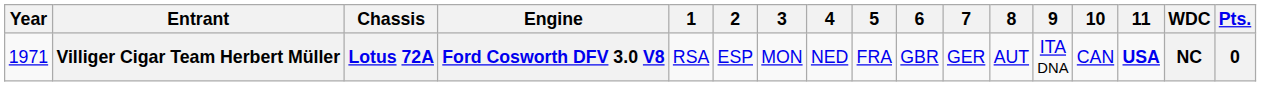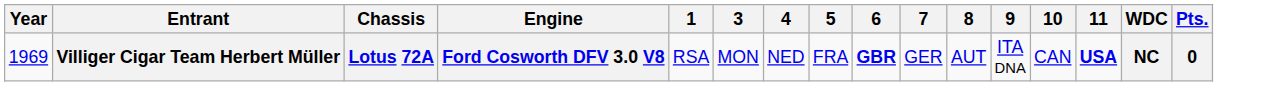- column: (735, 19)
(28, 57) 1971 -> (28, 57) 1969
(919, 57) normal -> (876, 57) bold
